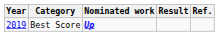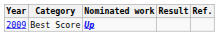(16, 25) 2019 -> (16, 25) 2009
